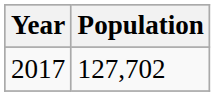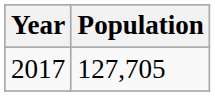(122, 68) 127,702 -> (122, 68) 127,705
